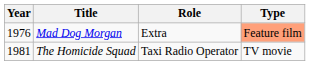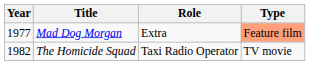(19, 32) 1976 -> (19, 32) 1977
(19, 51) 1981 -> (19, 51) 1982
